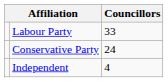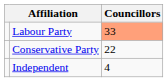(110, 31) no background -> (110, 31) lightsalmon background
(110, 49) 24 -> (110, 49) 22
